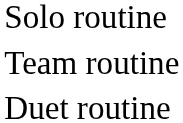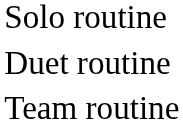rows swapped: (87, 108) <-> (92, 62)
